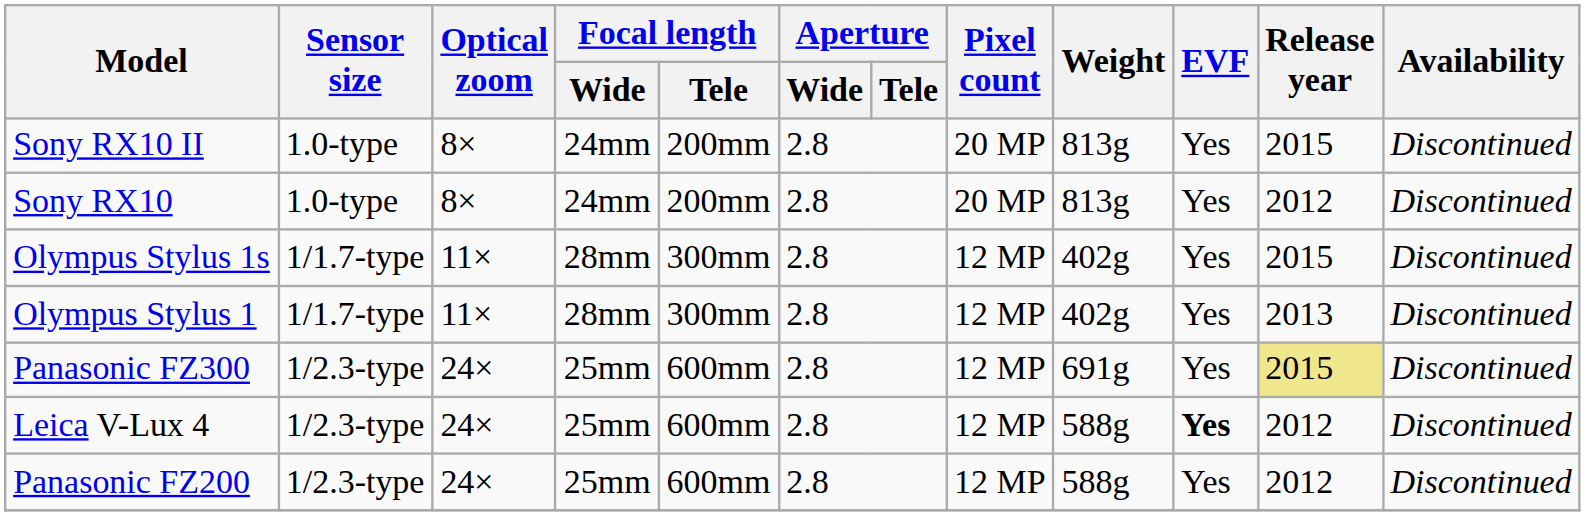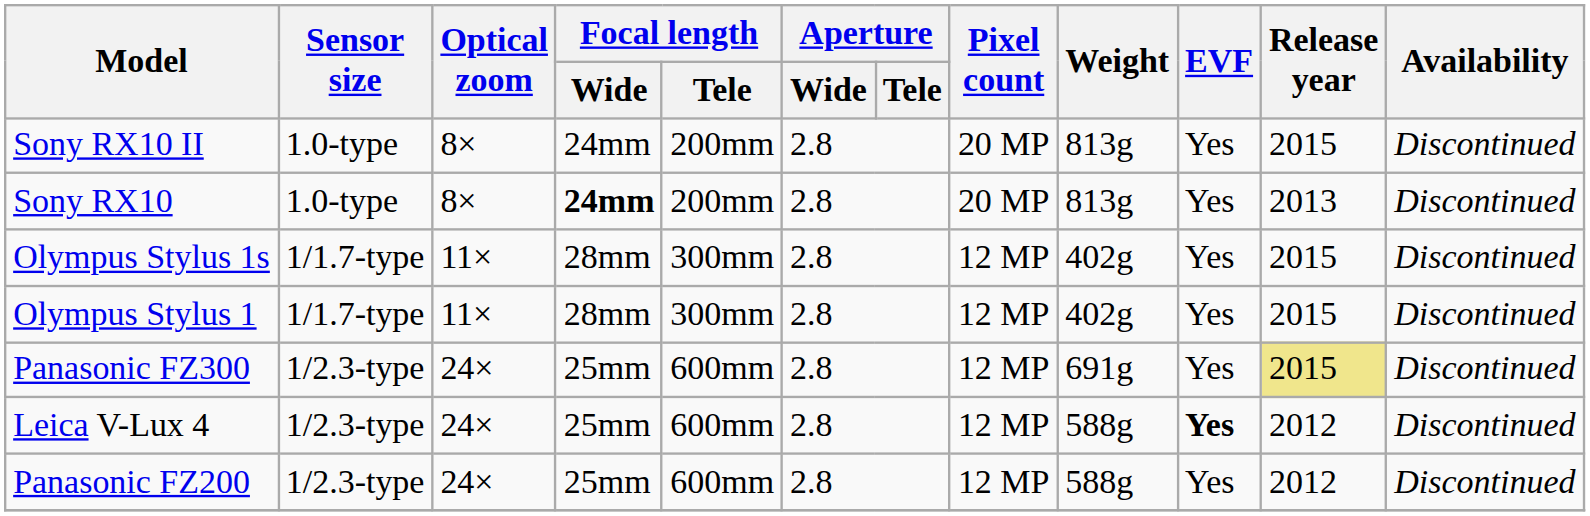(607, 201) normal -> (609, 201) bold
(1299, 201) 2012 -> (1303, 201) 2013
(1299, 313) 2013 -> (1303, 313) 2015
